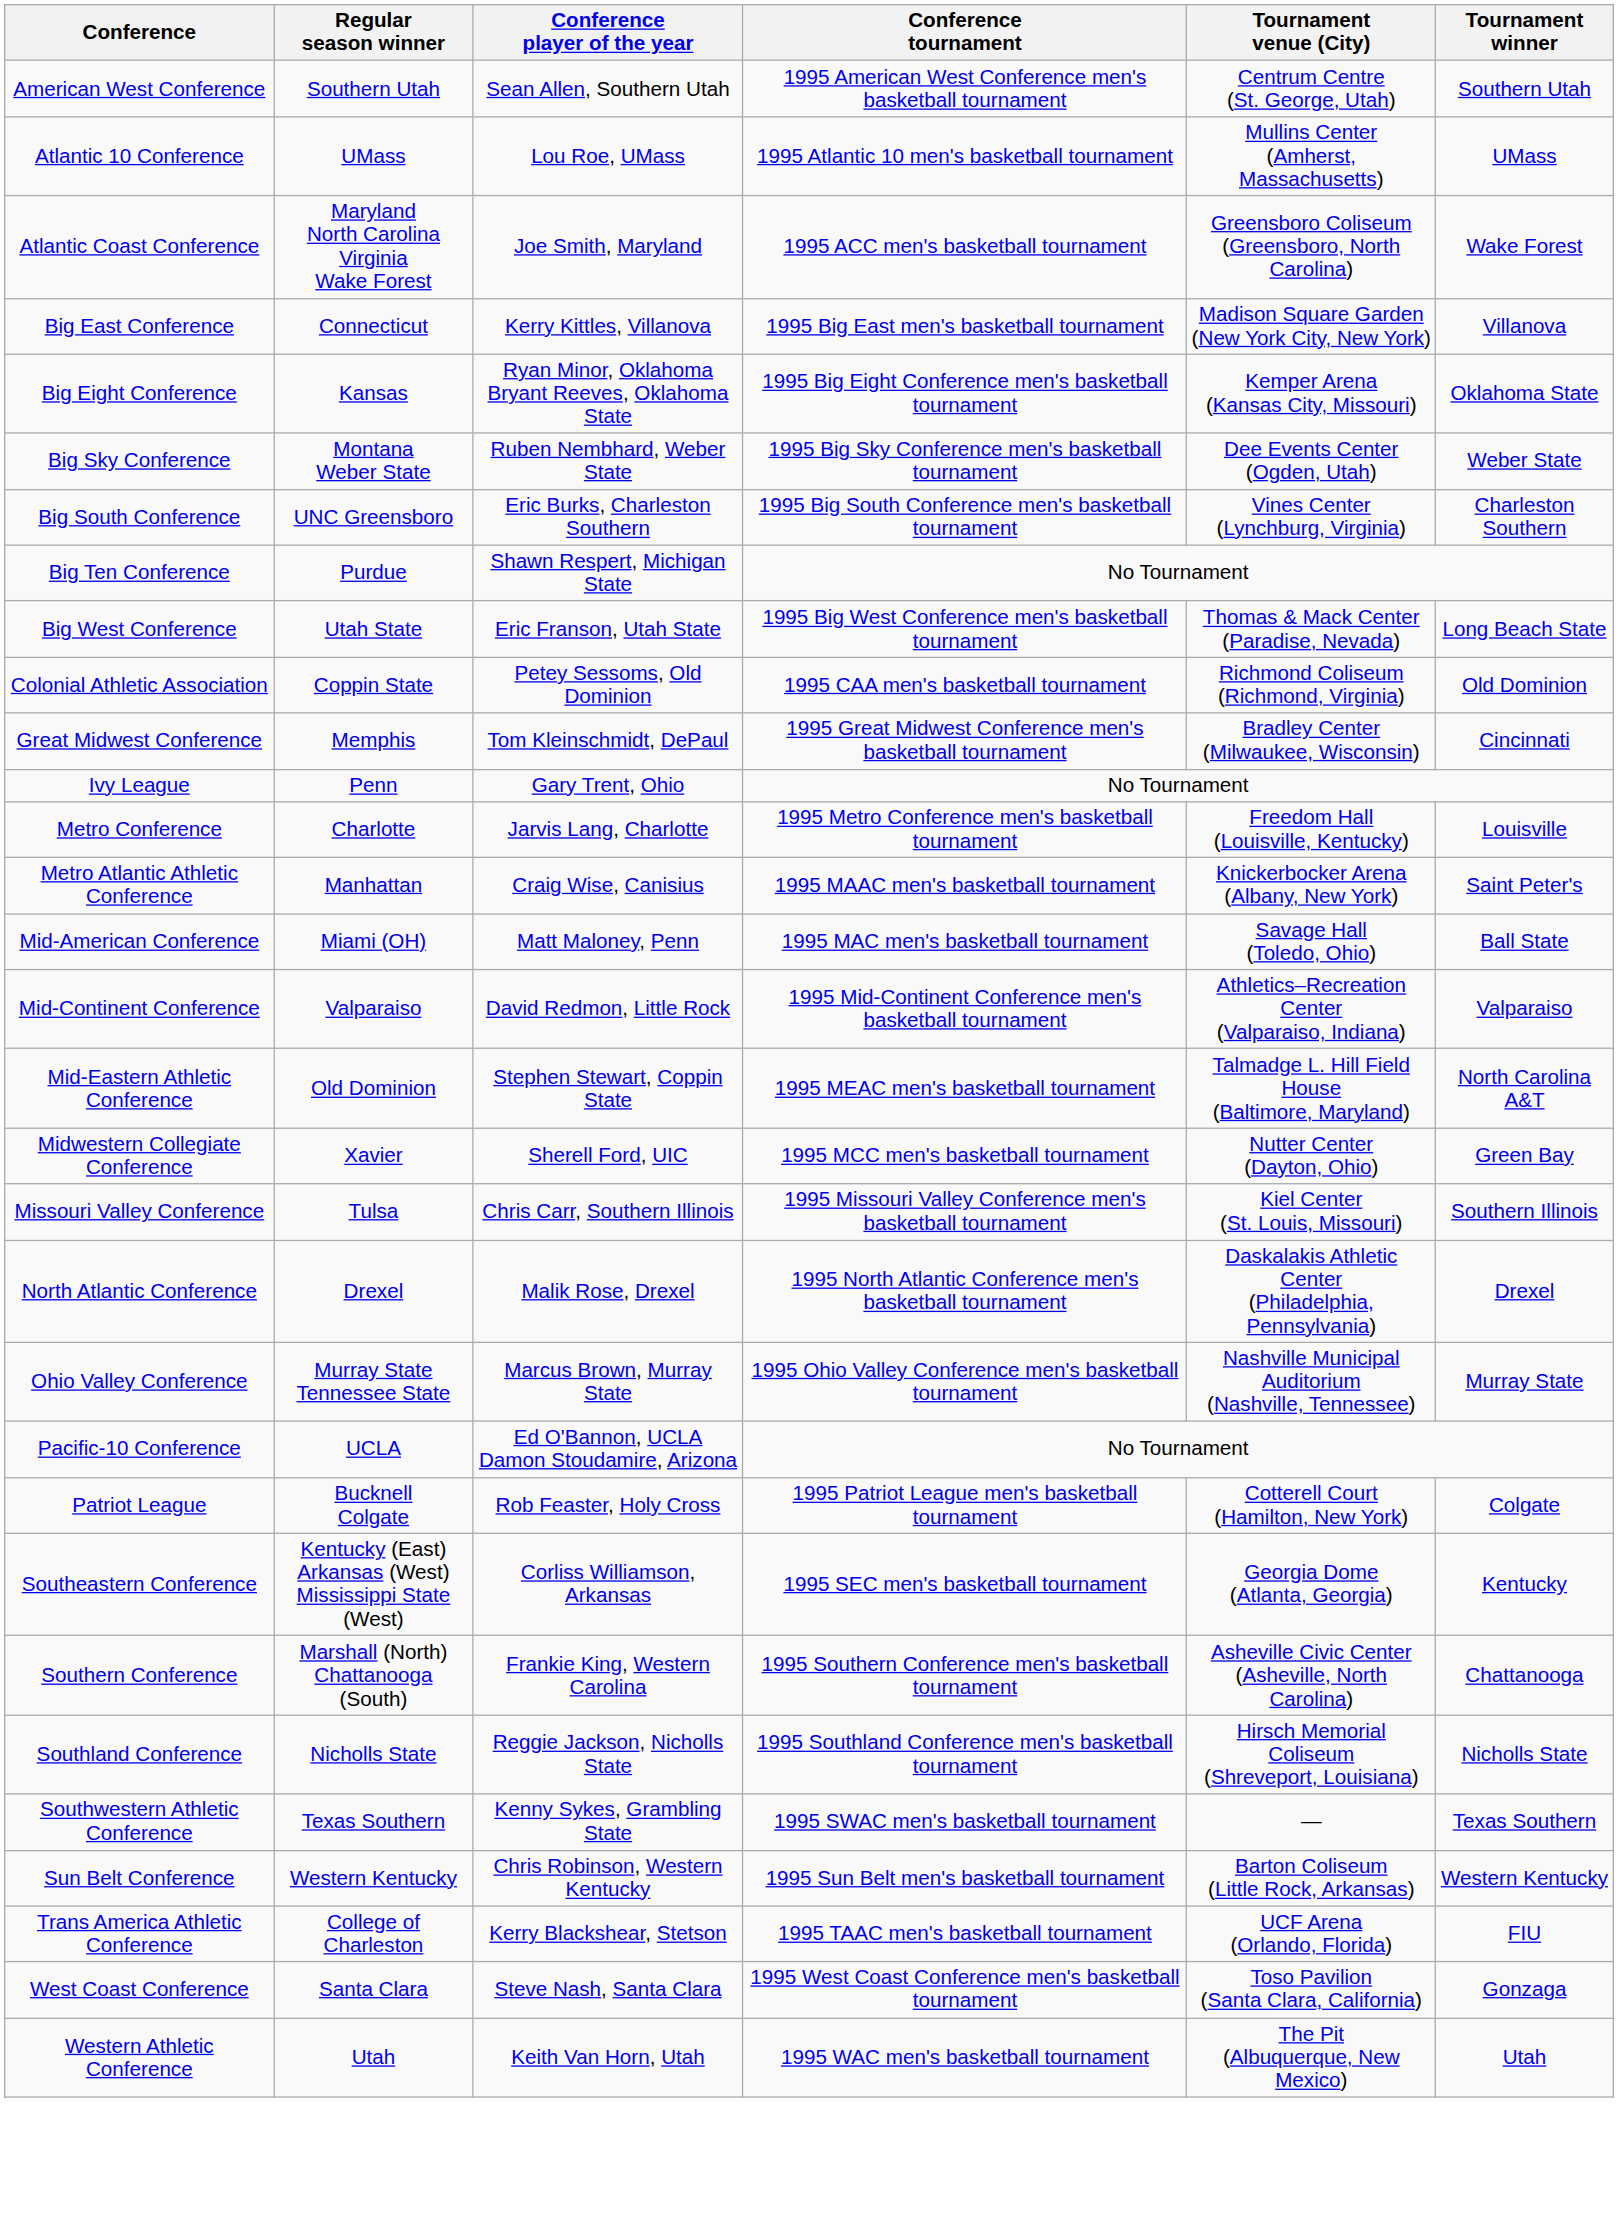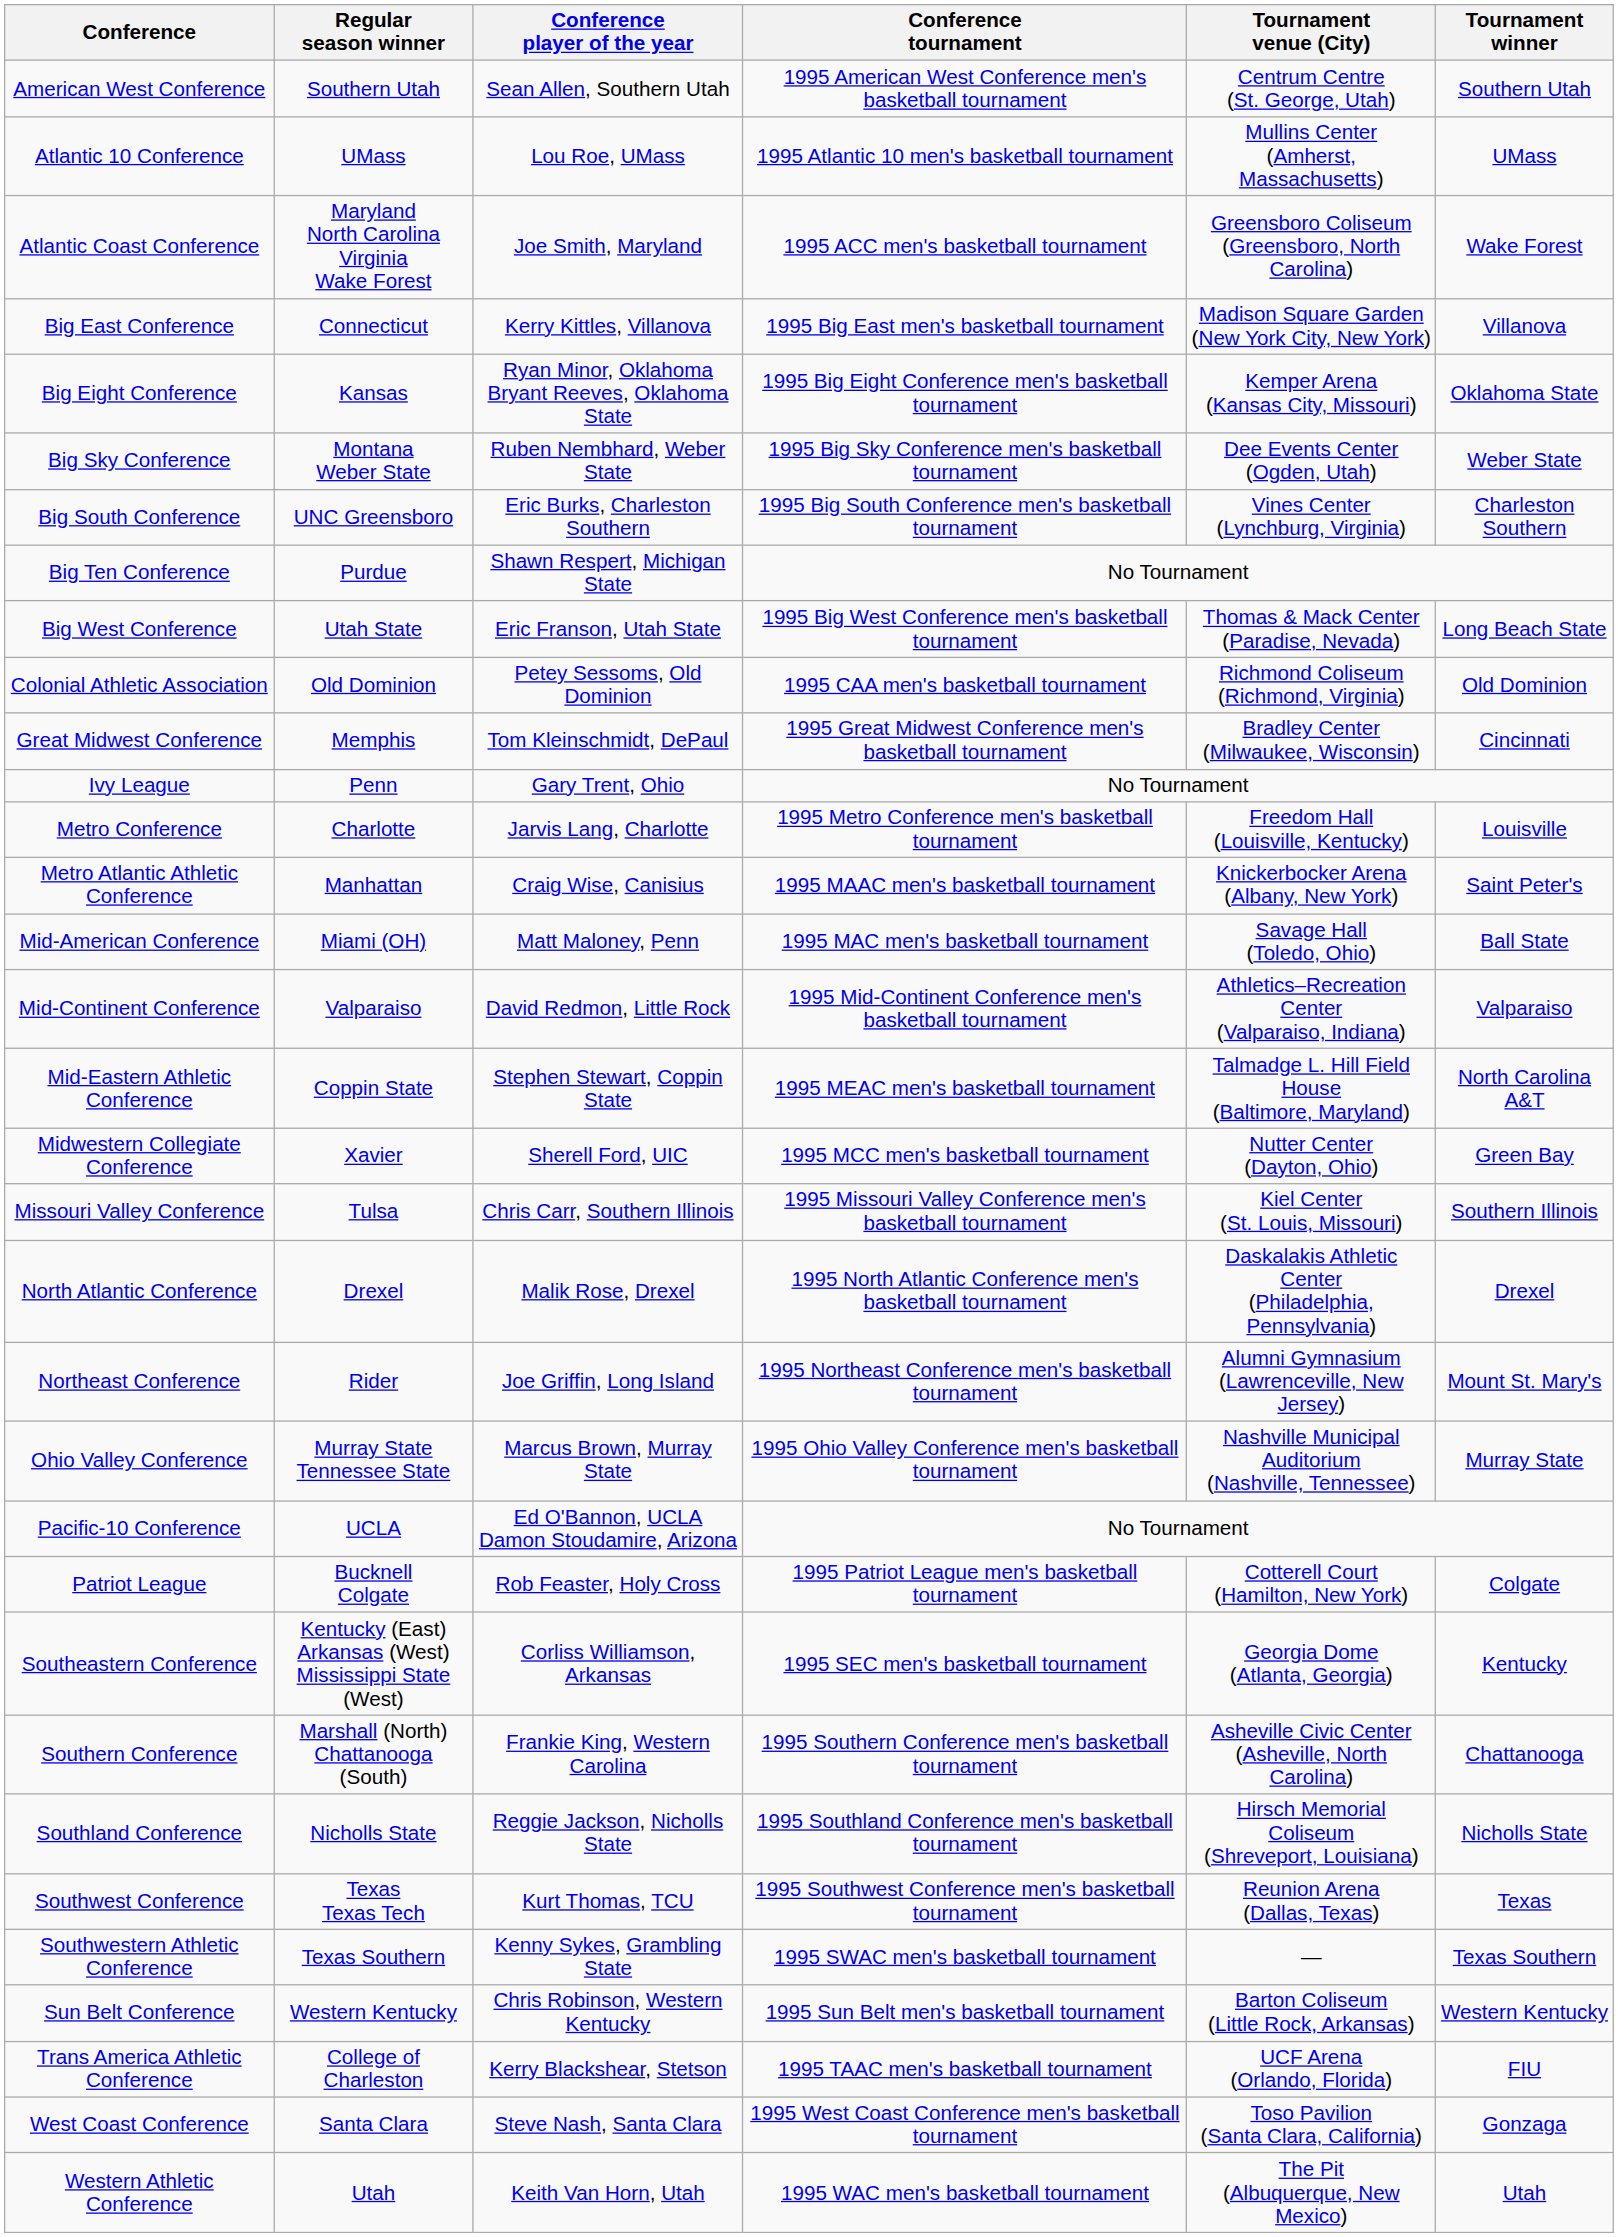(373, 684) Coppin State -> (373, 684) Old Dominion
(373, 1088) Old Dominion -> (373, 1088) Coppin State
+ row: (139, 1381)
+ row: (139, 1901)
